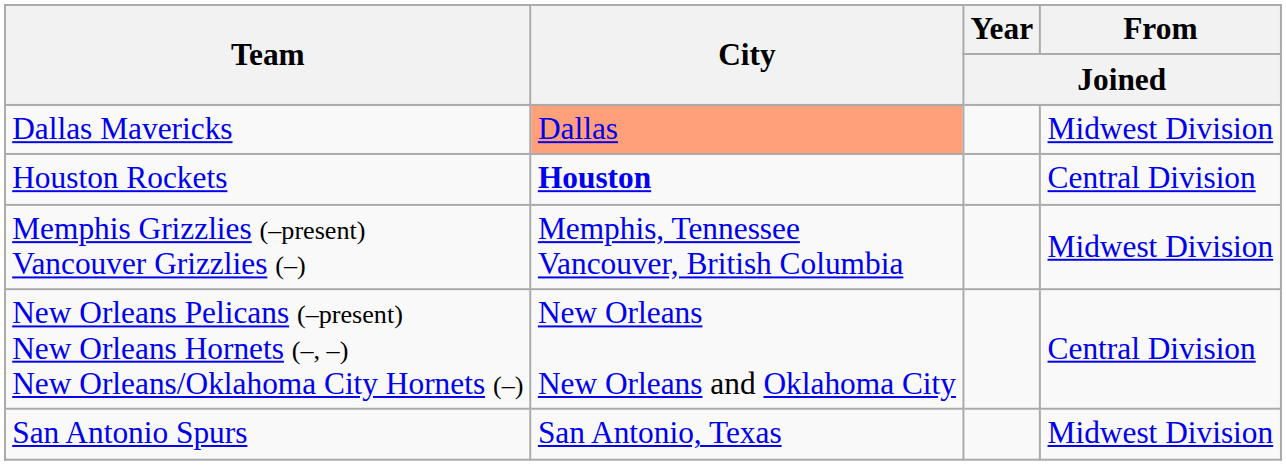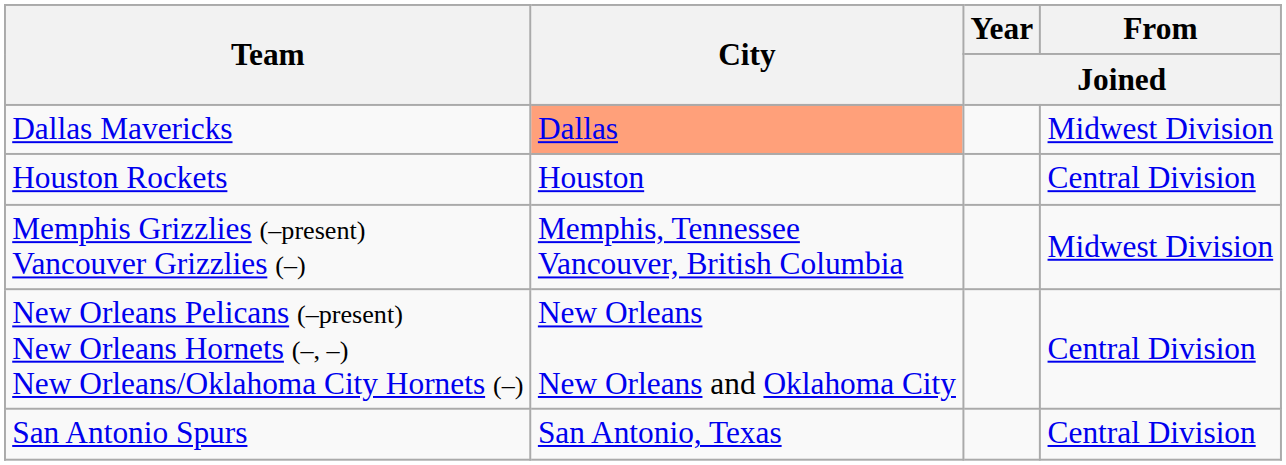(595, 178) bold -> (591, 178) normal
(1160, 433) Midwest Division -> (1152, 433) Central Division
